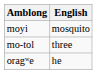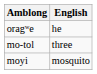rows swapped: (17, 28) <-> (20, 61)
